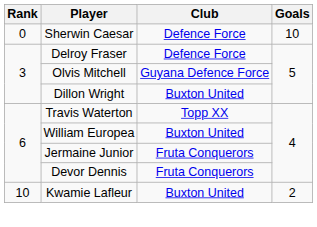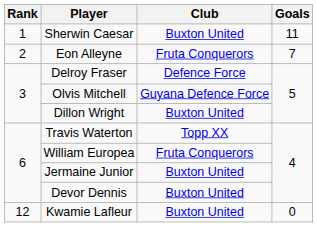(23, 34) 0 -> (23, 34) 1
(205, 34) Defence Force -> (205, 34) Buxton United
(292, 34) 10 -> (292, 34) 11
+ row: (89, 53)
(205, 133) Buxton United -> (205, 152) Fruta Conquerors
(205, 152) Fruta Conquerors -> (205, 172) Buxton United
(205, 172) Fruta Conquerors -> (205, 192) Buxton United
(23, 192) 10 -> (23, 212) 12
(292, 192) 2 -> (292, 212) 0
